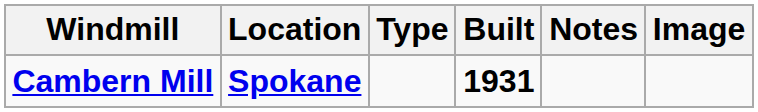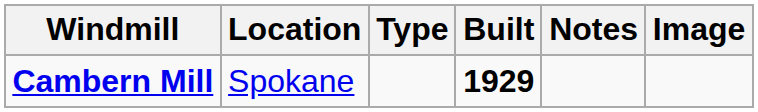(295, 80) bold -> (291, 80) normal
(499, 80) 1931 -> (499, 80) 1929
